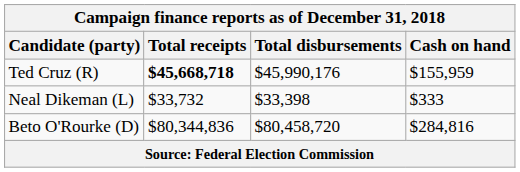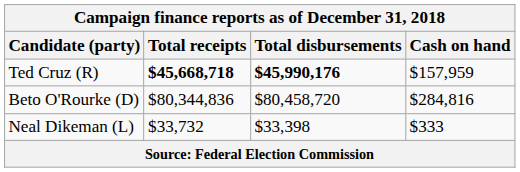(297, 72) normal -> (297, 72) bold
(442, 72) $155,959 -> (442, 72) $157,959
rows swapped: (74, 126) <-> (71, 99)
